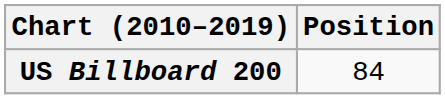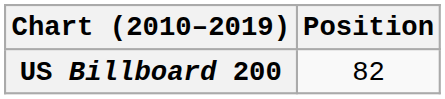(369, 72) 84 -> (369, 72) 82
